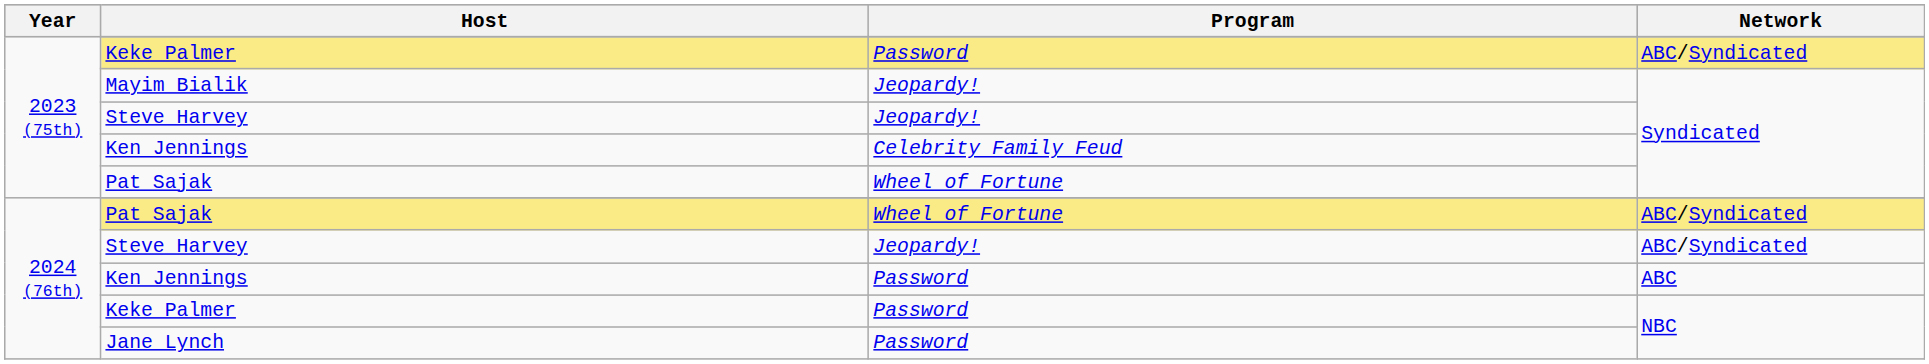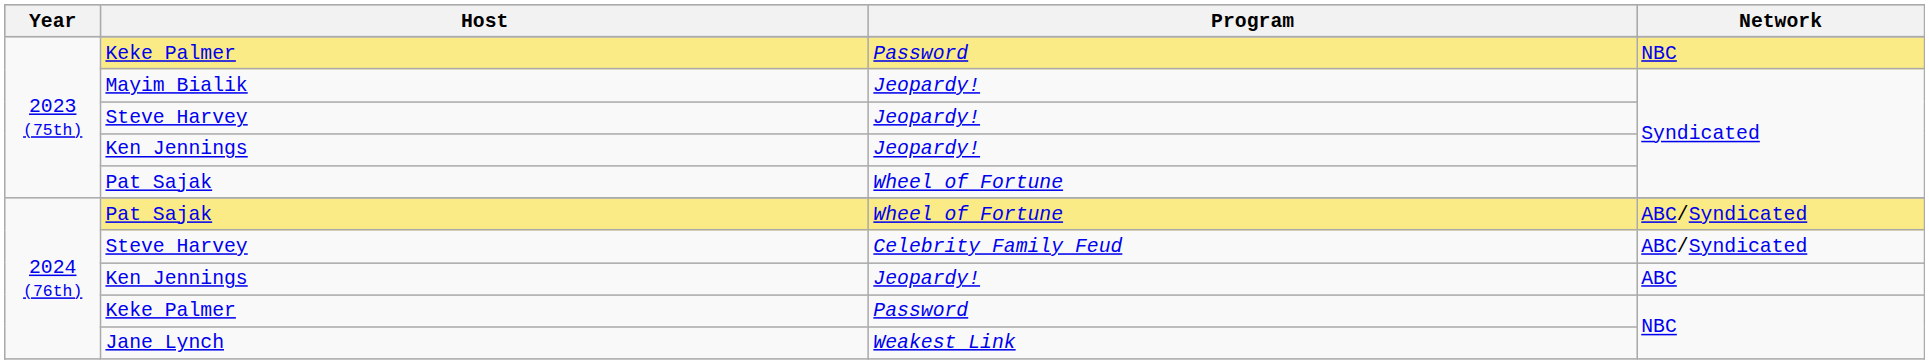(1724, 53) ABC/Syndicated -> (1659, 53) NBC
(998, 150) Celebrity Family Feud -> (927, 150) Jeopardy!
(927, 246) Jeopardy! -> (998, 246) Celebrity Family Feud
(921, 279) Password -> (927, 279) Jeopardy!
(921, 343) Password -> (944, 343) Weakest Link
